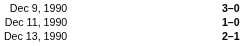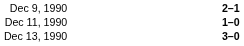(231, 9) 3–0 -> (231, 9) 2–1
(231, 37) 2–1 -> (231, 37) 3–0
